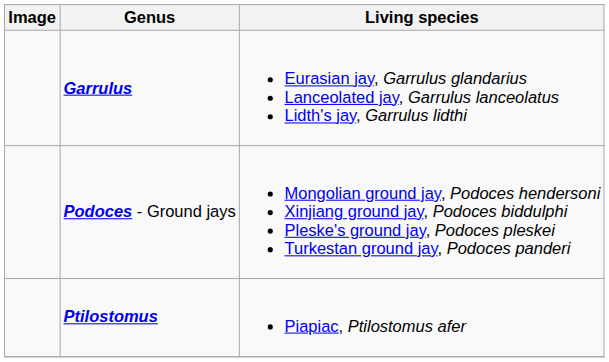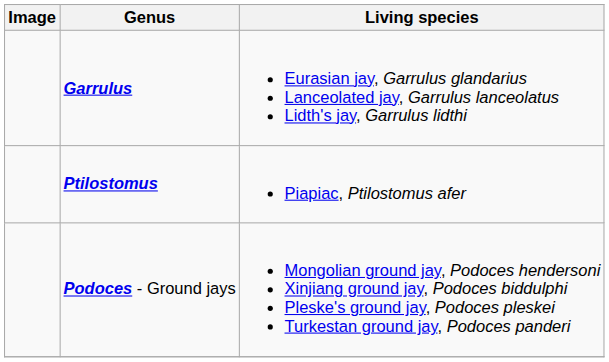rows swapped: (150, 211) <-> (111, 317)
